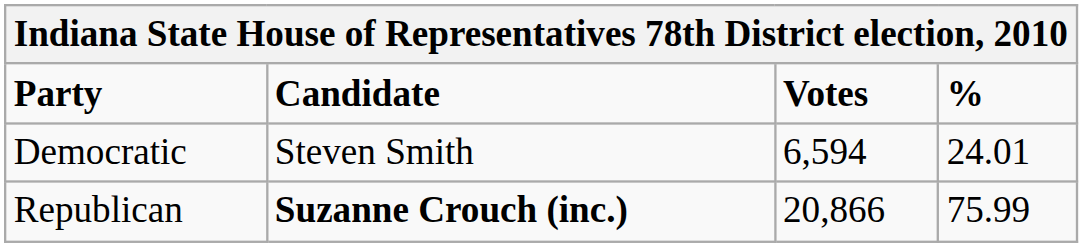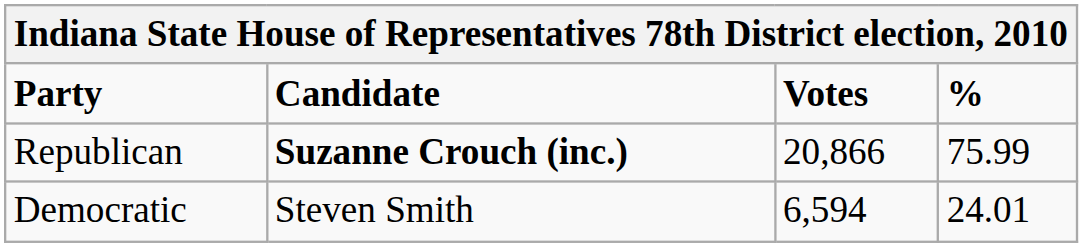rows swapped: (98, 210) <-> (100, 151)
